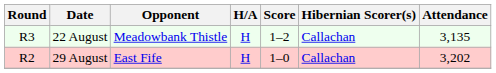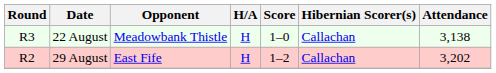(279, 36) 1–2 -> (279, 36) 1–0
(455, 36) 3,135 -> (455, 36) 3,138
(279, 57) 1–0 -> (279, 57) 1–2
